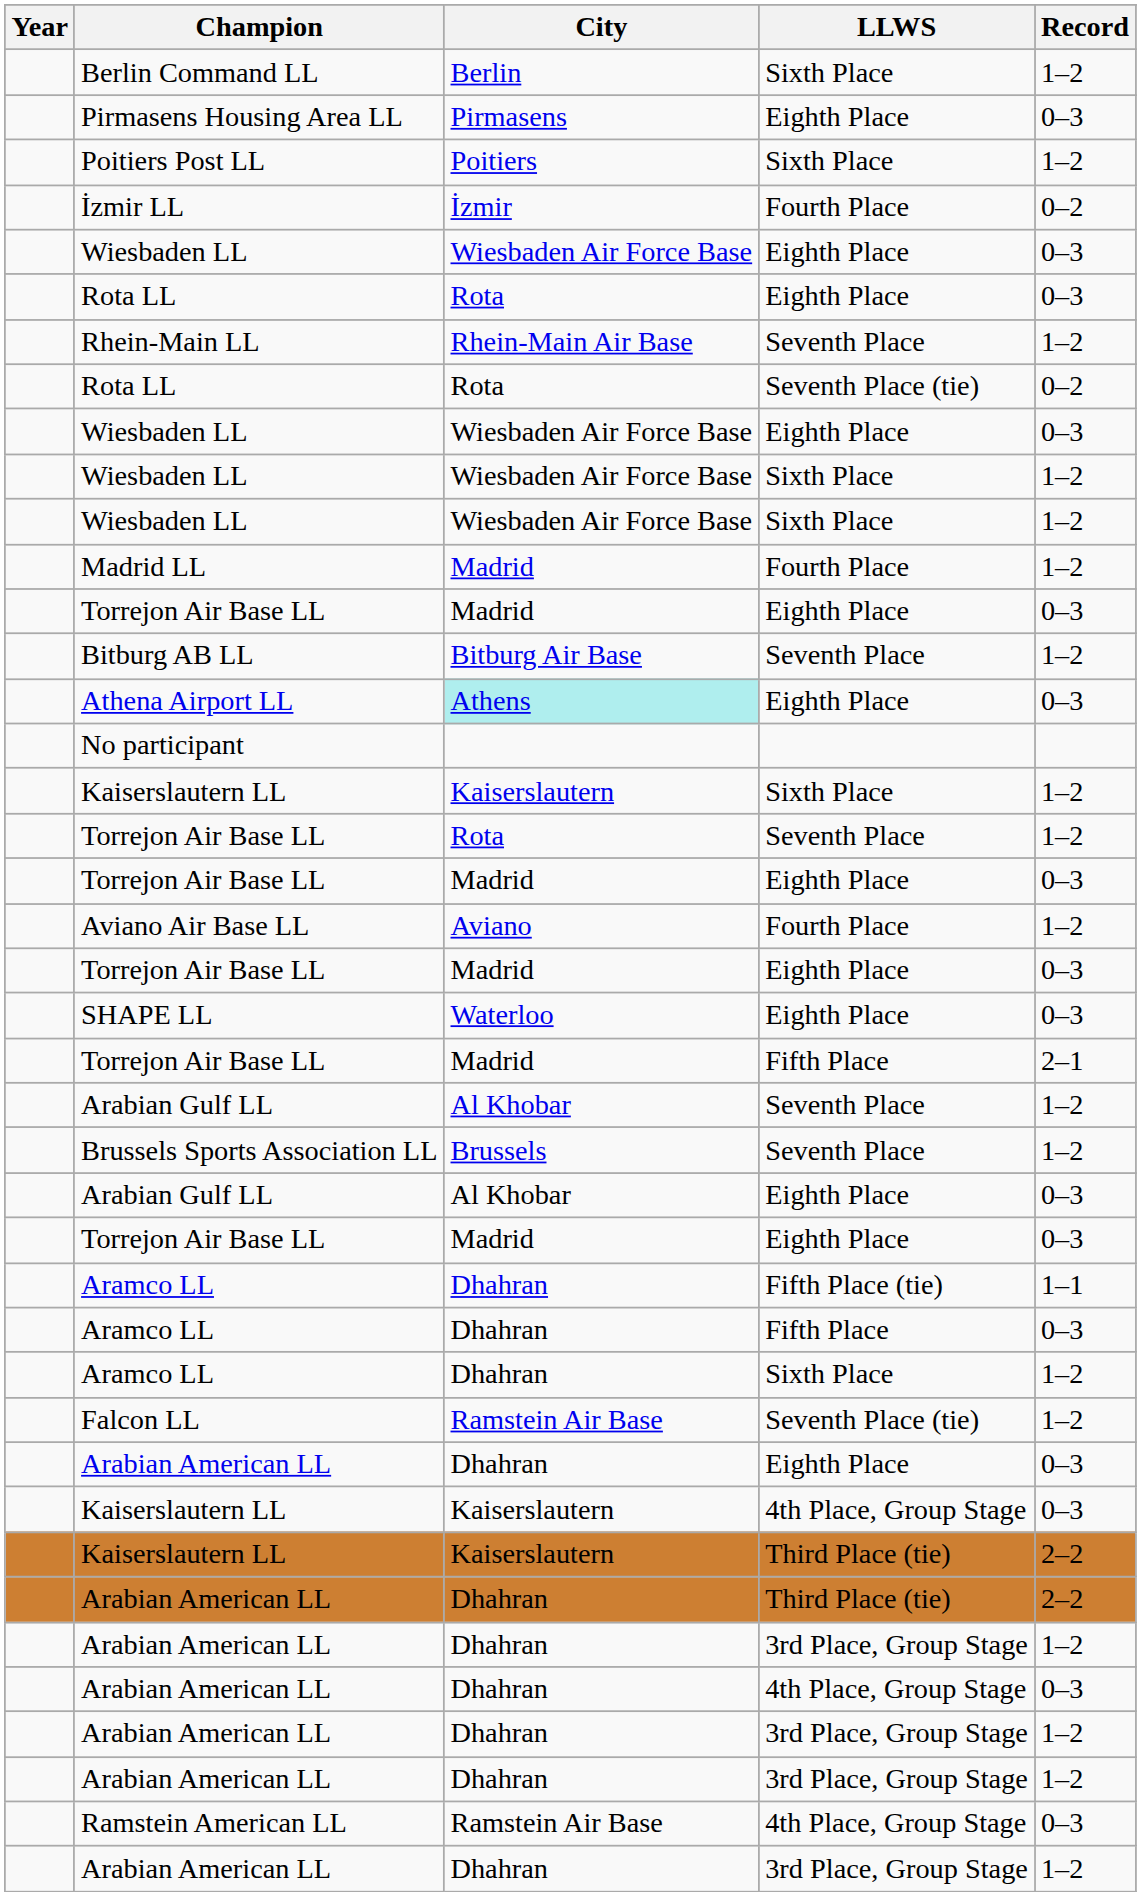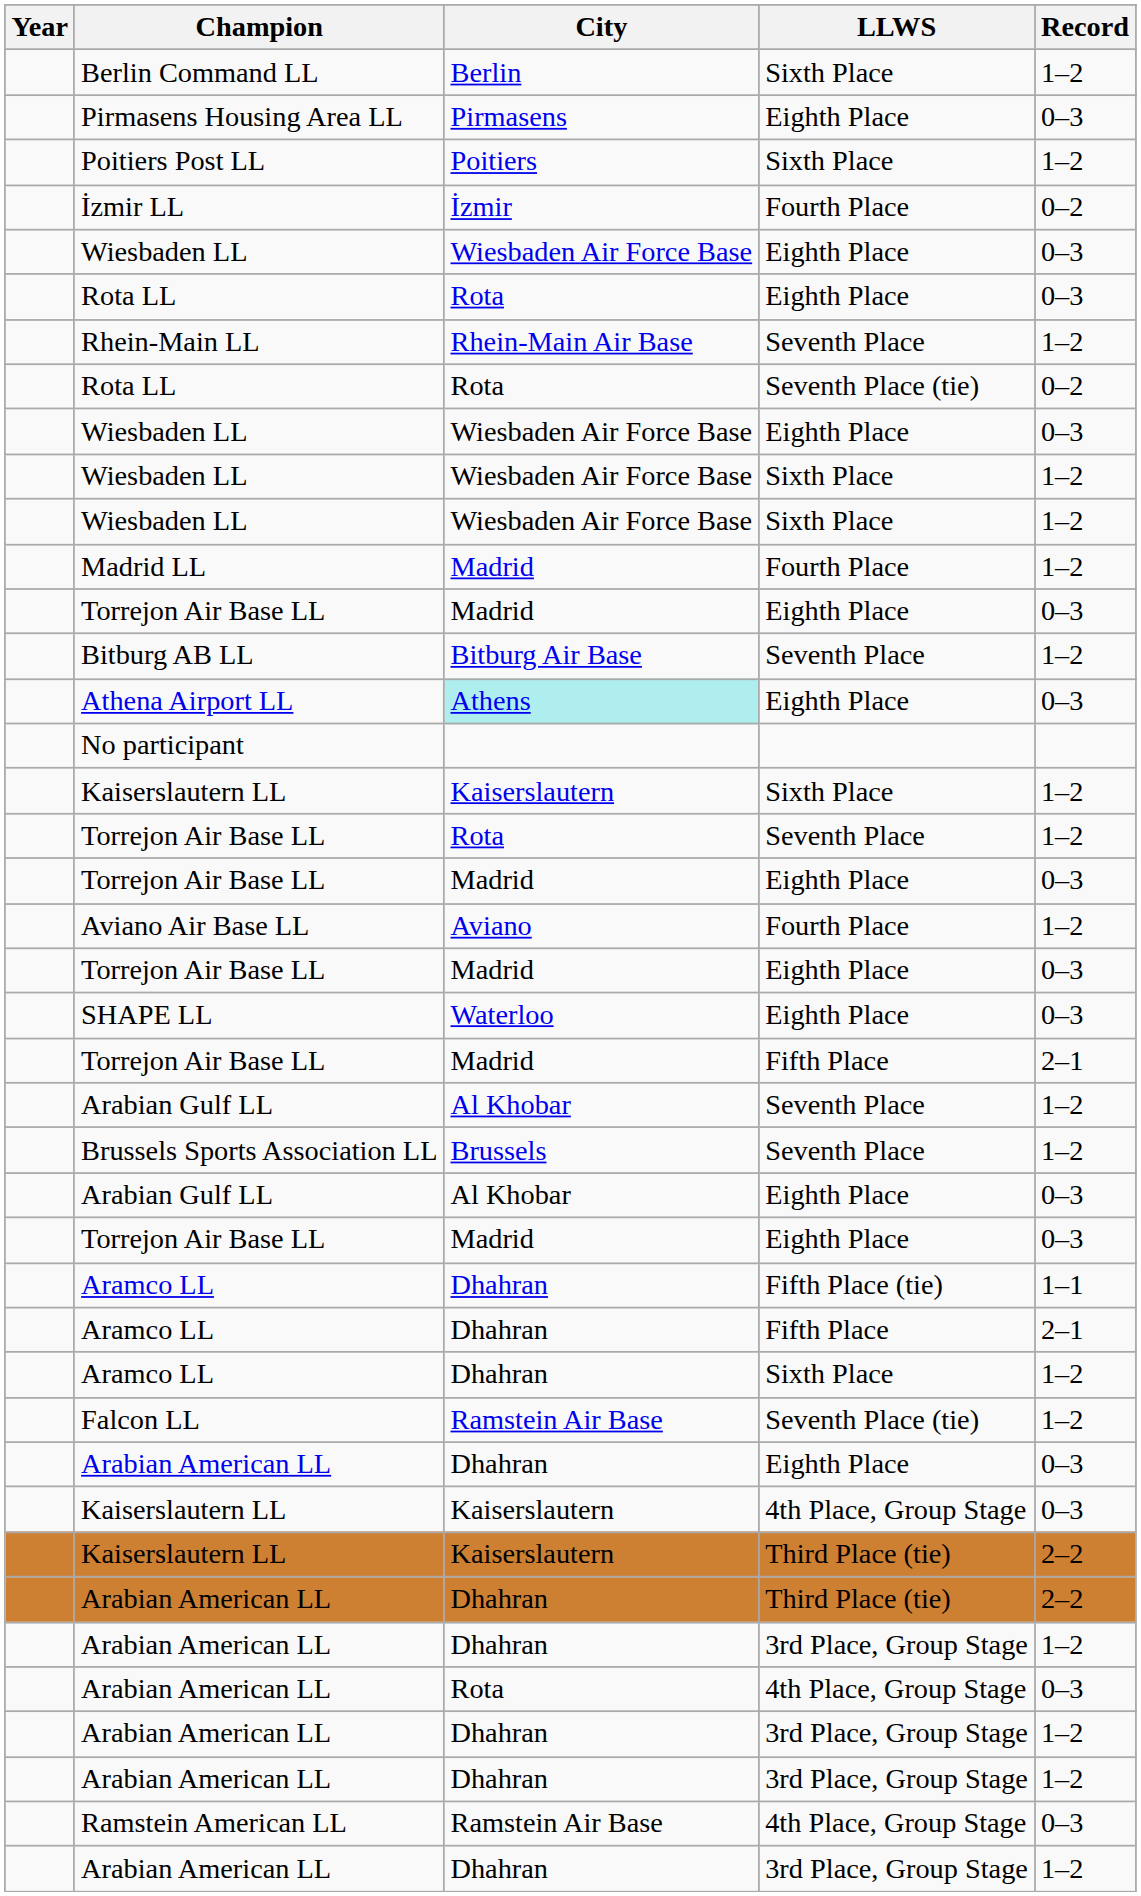(1062, 1329) 0–3 -> (1062, 1329) 2–1
(499, 1688) Dhahran -> (477, 1688) Rota
